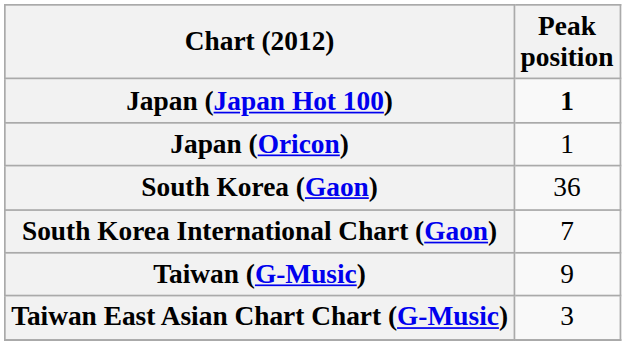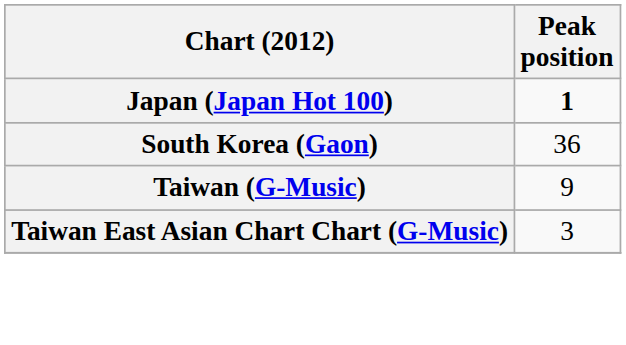- row: (260, 143)
- row: (260, 230)
